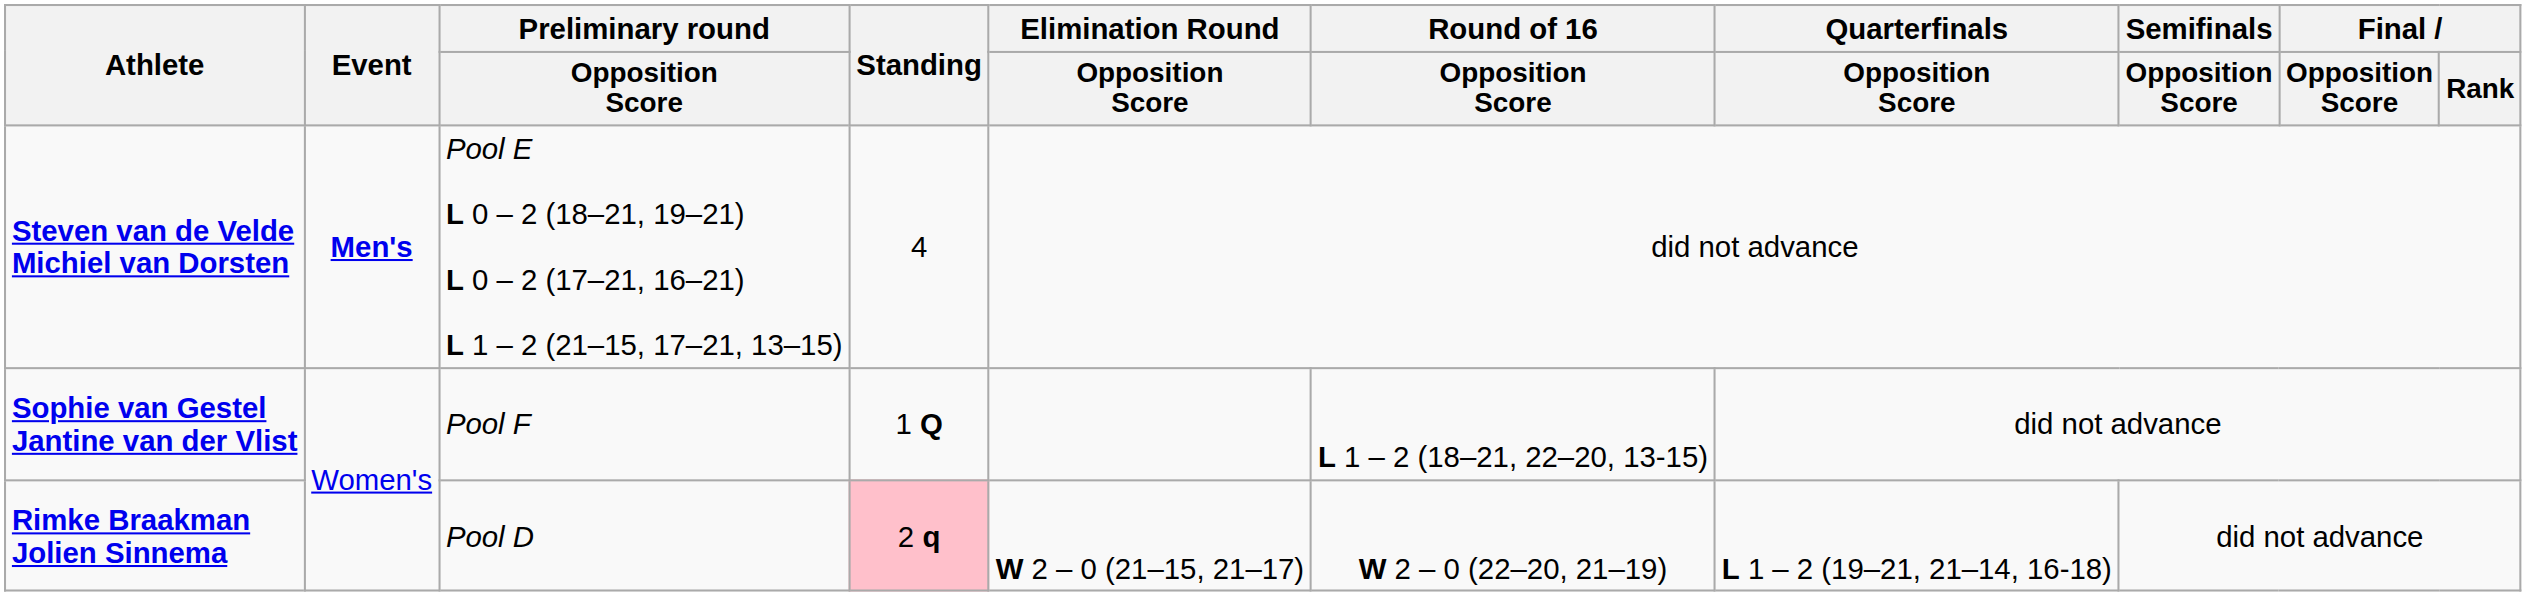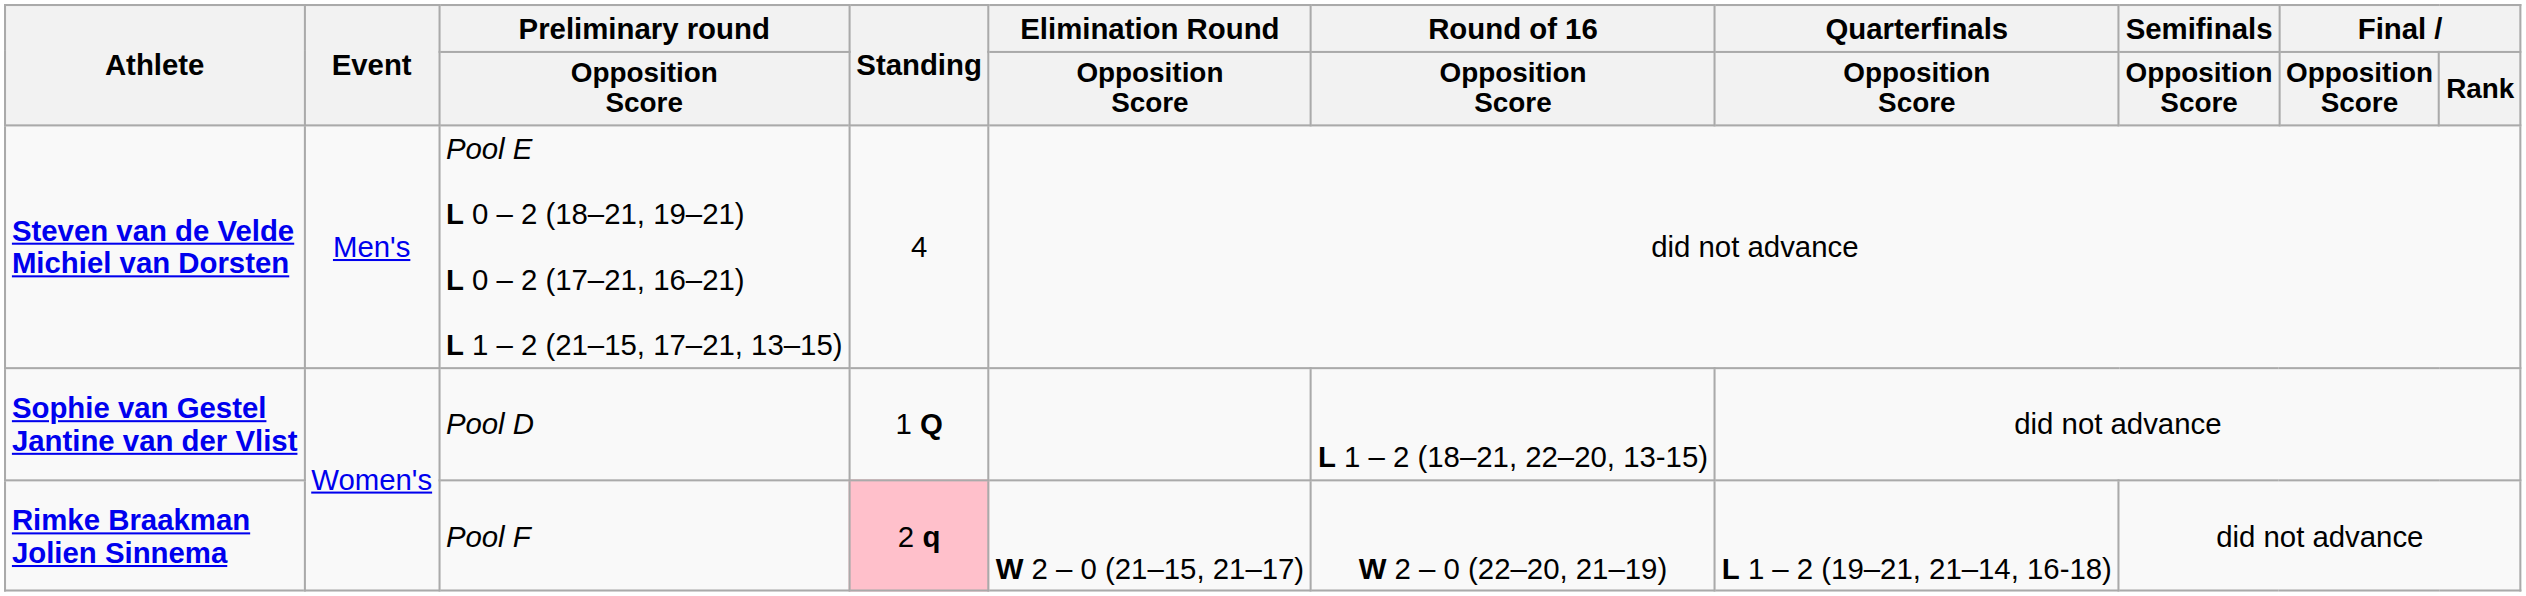(372, 247) bold -> (372, 247) normal
(488, 424) Pool F -> (490, 424) Pool D
(490, 536) Pool D -> (488, 536) Pool F
